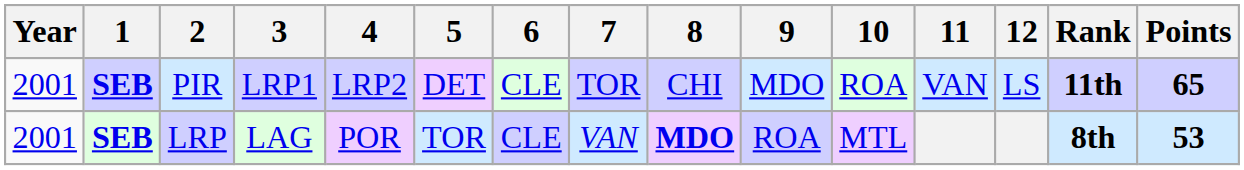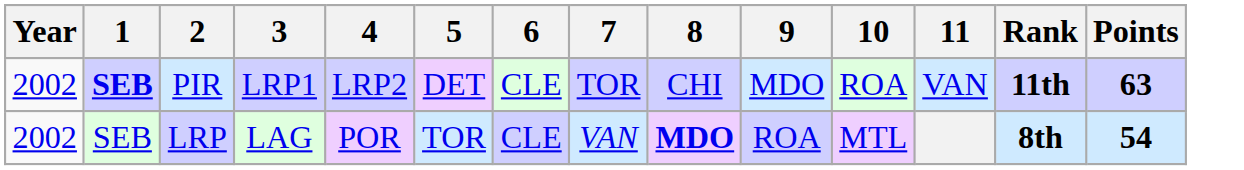- column: (1022, 31)
(45, 84) 2001 -> (45, 84) 2002
(1189, 84) 65 -> (1136, 84) 63
(45, 137) 2001 -> (45, 137) 2002
(122, 137) bold -> (122, 137) normal
(1189, 137) 53 -> (1136, 137) 54
